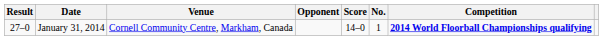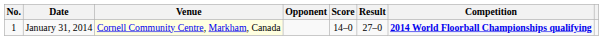columns swapped: (378, 12) <-> (20, 12)
(201, 27) no background -> (189, 27) lightyellow background
